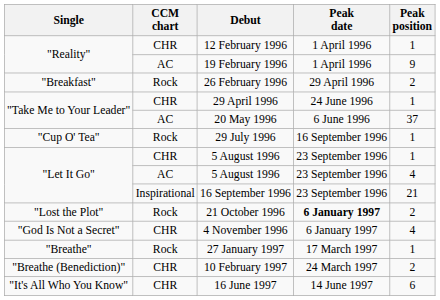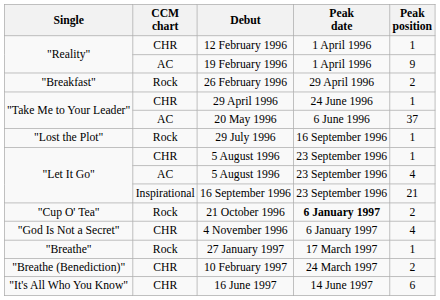(69, 138) "Cup O' Tea" -> (69, 138) "Lost the Plot"
(69, 212) "Lost the Plot" -> (69, 212) "Cup O' Tea"
